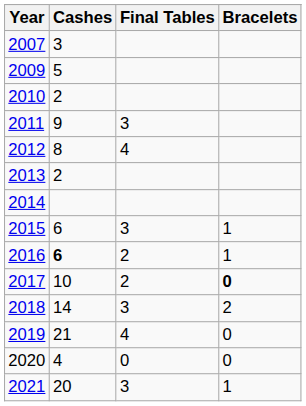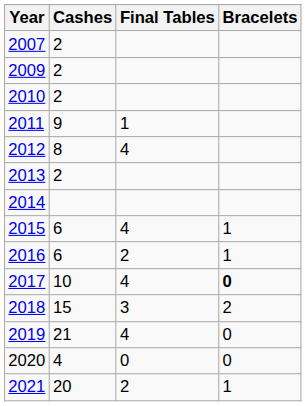(58, 44) 3 -> (58, 44) 2
(58, 70) 5 -> (58, 70) 2
(125, 123) 3 -> (125, 123) 1
(125, 228) 3 -> (125, 228) 4
(58, 255) bold -> (58, 255) normal
(125, 281) 2 -> (125, 281) 4
(62, 307) 14 -> (62, 307) 15
(125, 387) 3 -> (125, 387) 2
